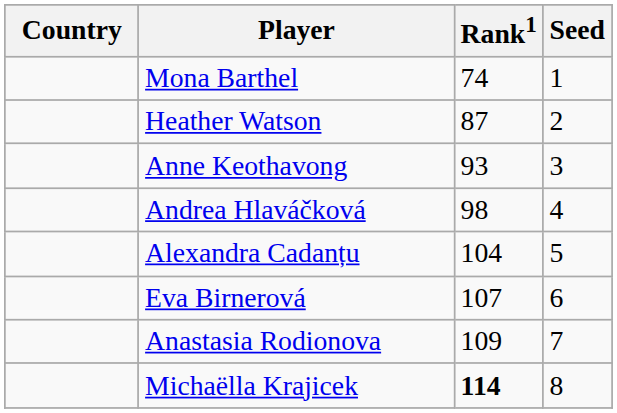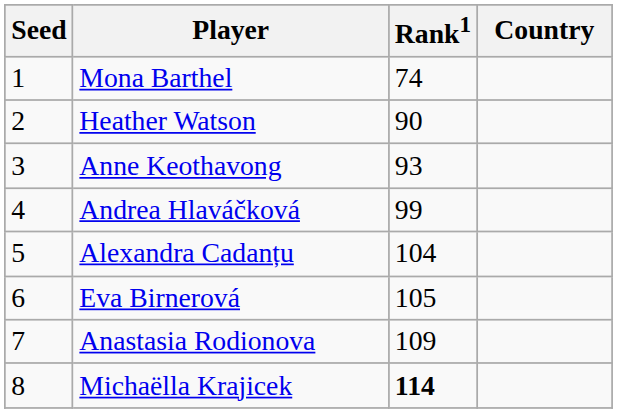columns swapped: (72, 30) <-> (577, 30)
(474, 121) 87 -> (409, 121) 90
(474, 209) 98 -> (409, 209) 99
(481, 297) 107 -> (416, 297) 105
